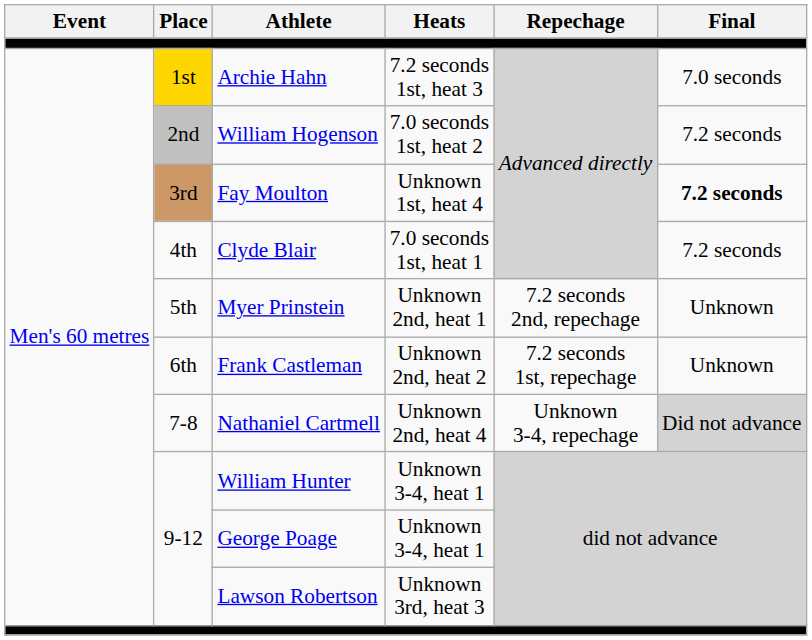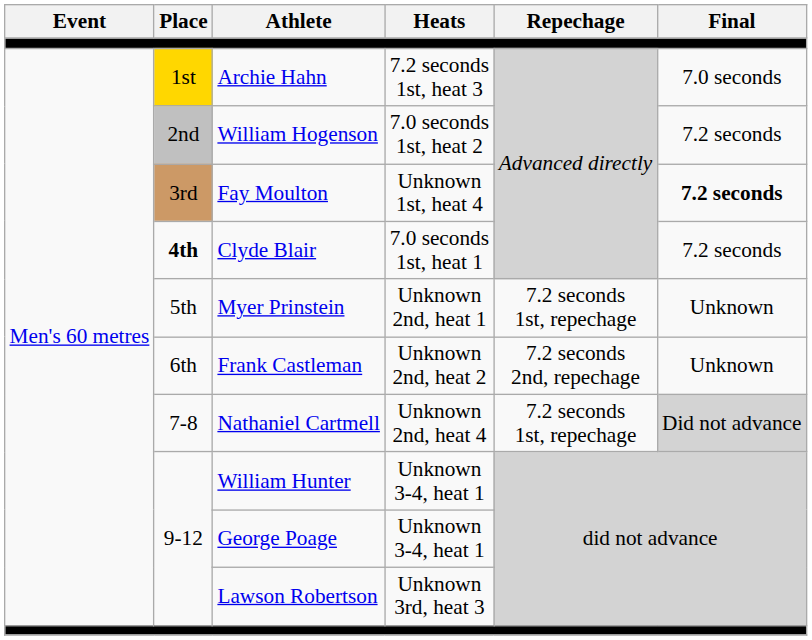(183, 249) normal -> (183, 249) bold
(576, 307) 7.2 seconds 2nd, repechage -> (576, 307) 7.2 seconds 1st, repechage
(576, 365) 7.2 seconds 1st, repechage -> (576, 365) 7.2 seconds 2nd, repechage
(576, 423) Unknown 3-4, repechage -> (576, 423) 7.2 seconds 1st, repechage
